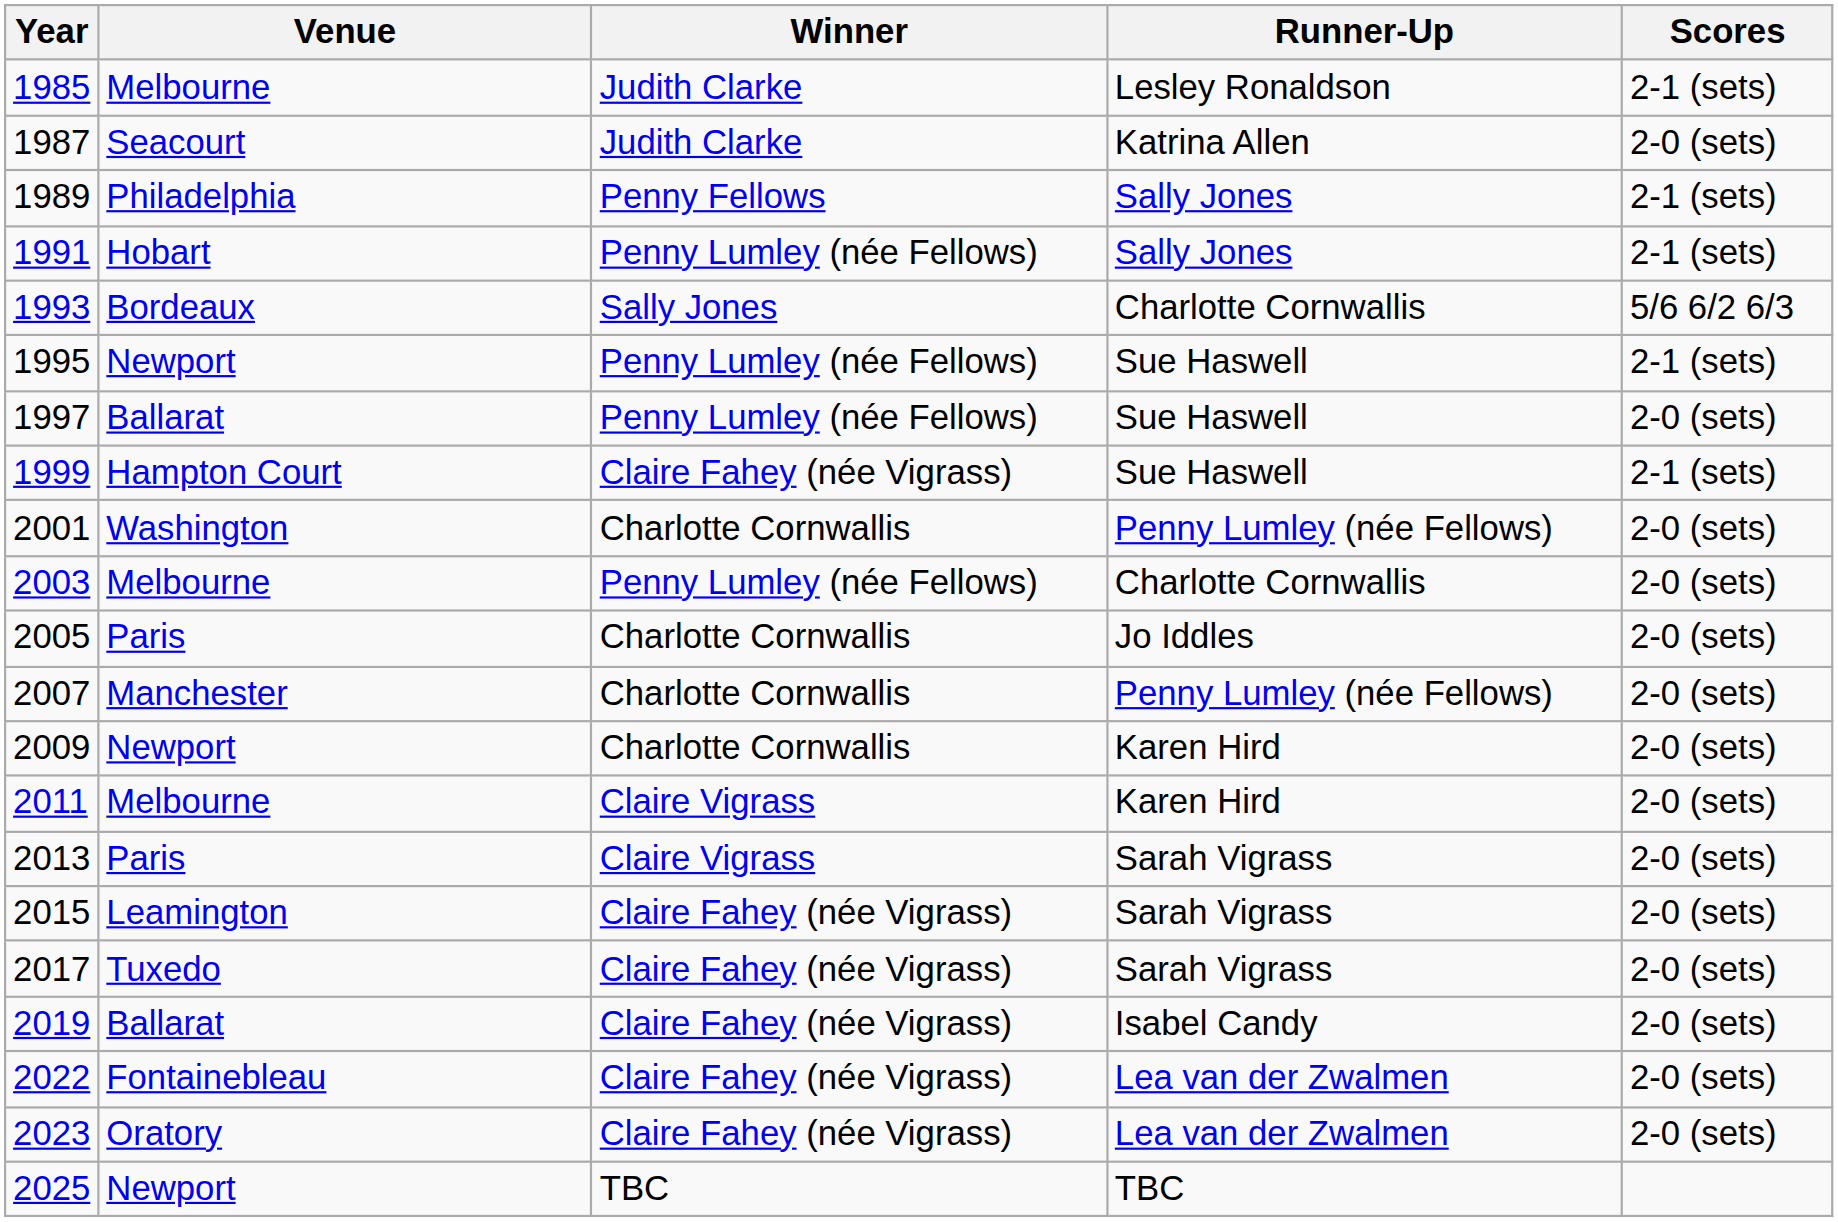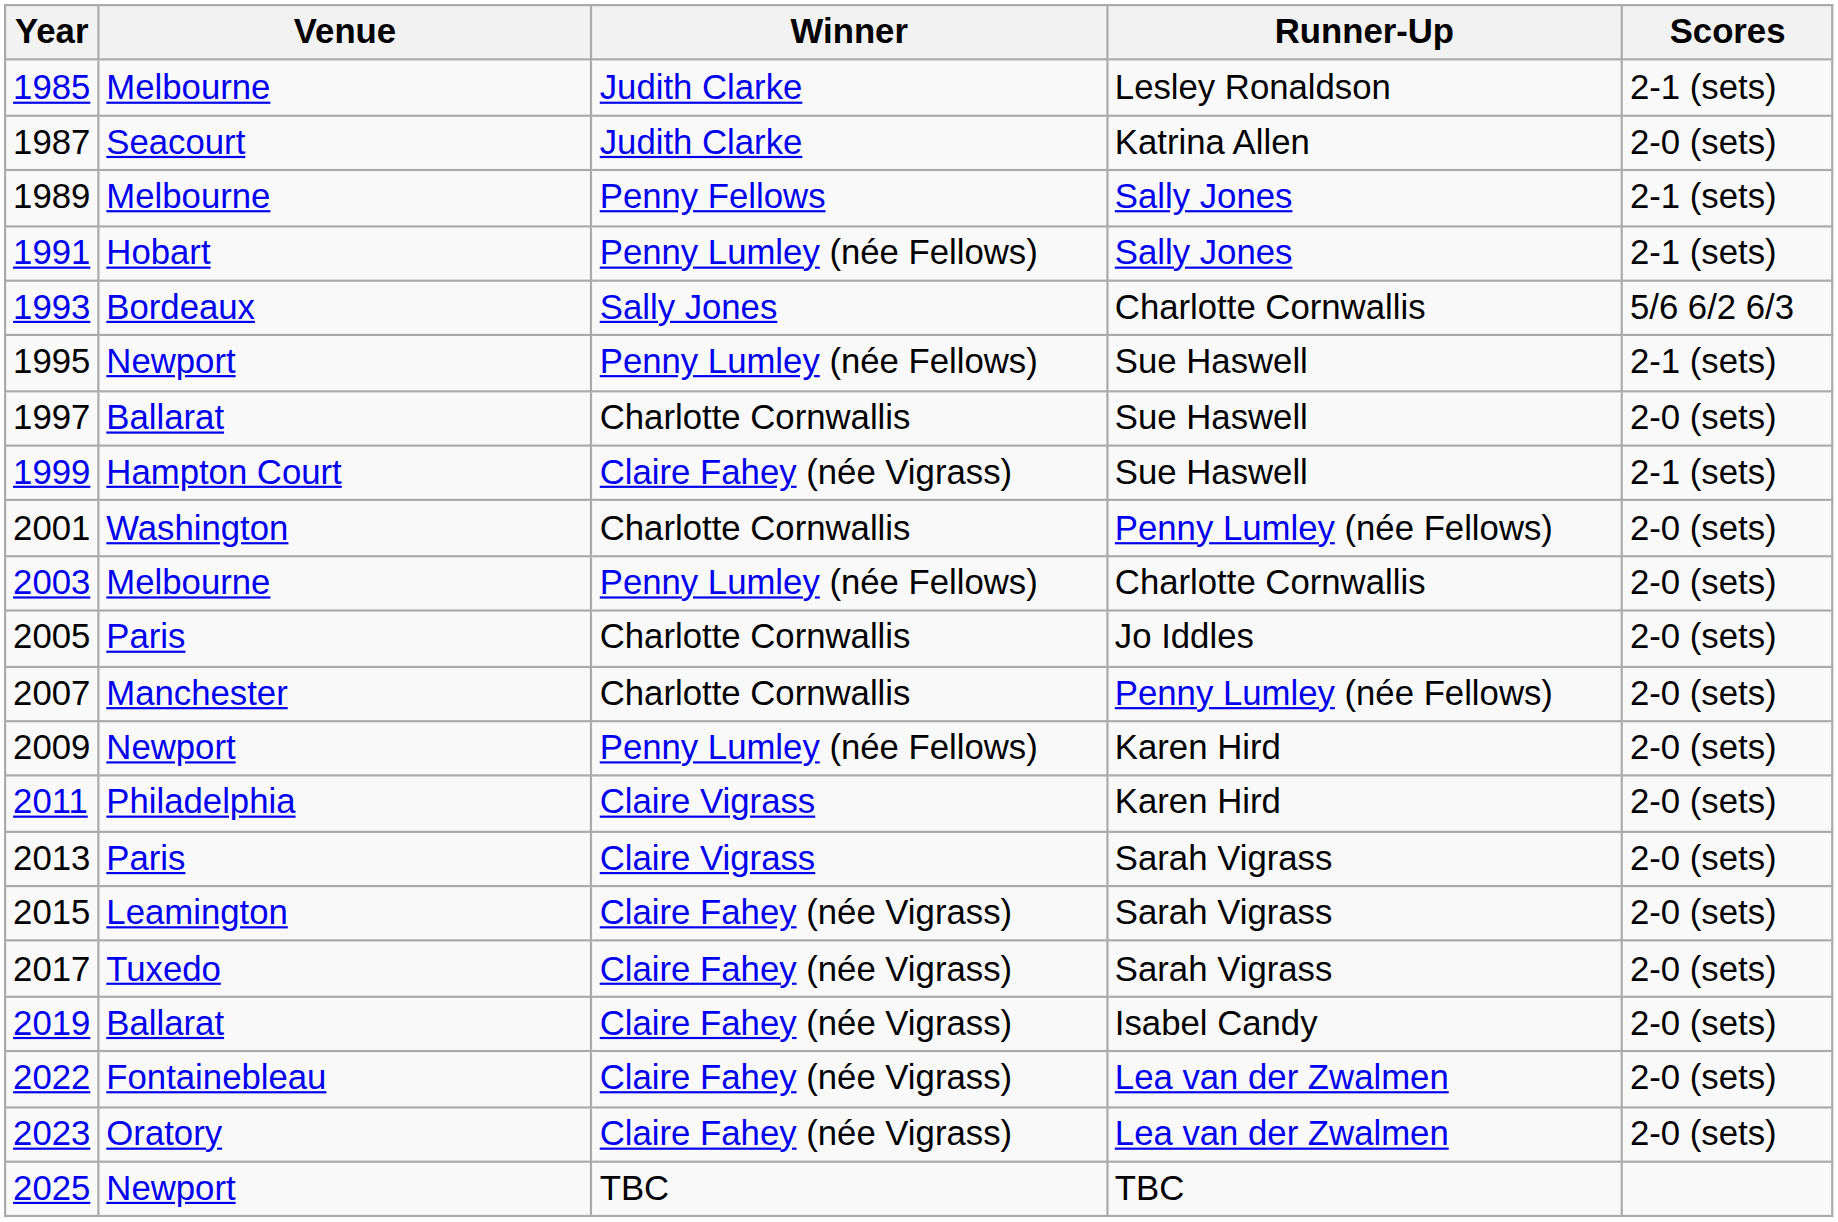(201, 197) Philadelphia -> (188, 197) Melbourne
(819, 417) Penny Lumley (née Fellows) -> (755, 417) Charlotte Cornwallis
(755, 747) Charlotte Cornwallis -> (819, 747) Penny Lumley (née Fellows)
(188, 802) Melbourne -> (201, 802) Philadelphia
